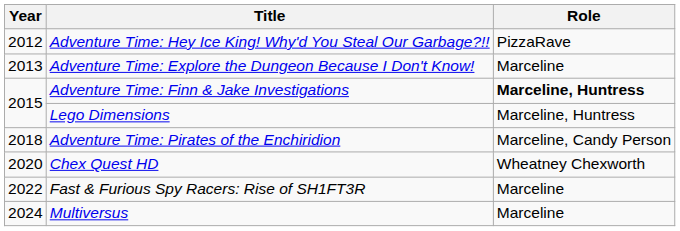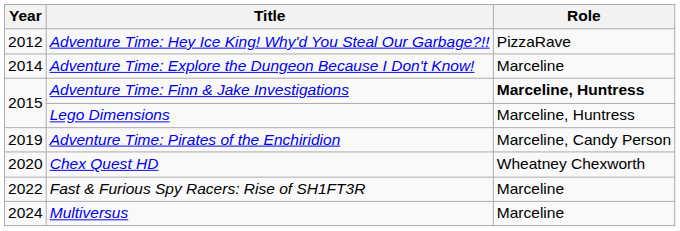(25, 66) 2013 -> (25, 66) 2014
(25, 139) 2018 -> (25, 139) 2019
